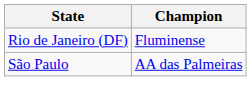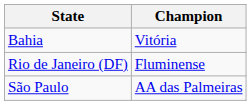+ row: (25, 40)
